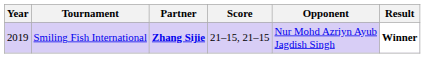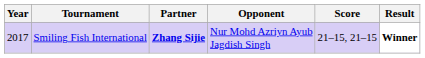columns swapped: (326, 13) <-> (240, 13)
(18, 37) 2019 -> (18, 37) 2017
